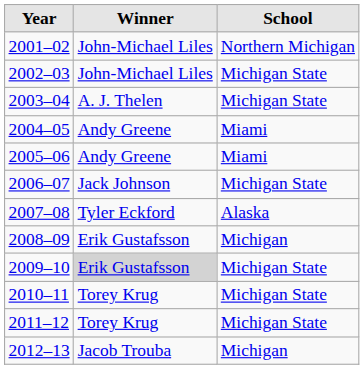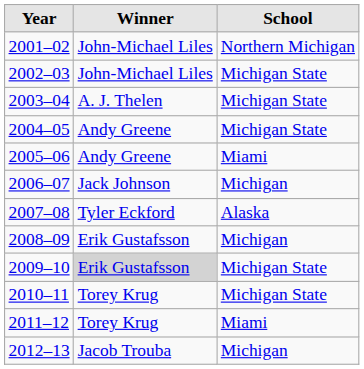(244, 128) Miami -> (274, 128) Michigan State
(274, 184) Michigan State -> (254, 184) Michigan
(274, 322) Michigan State -> (244, 322) Miami
